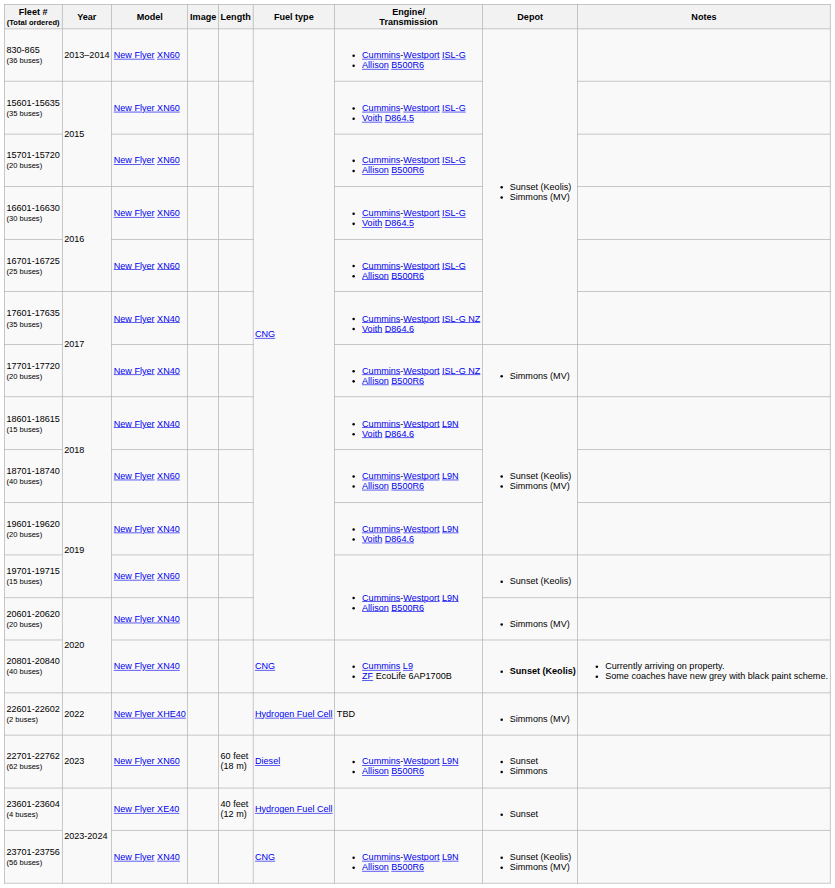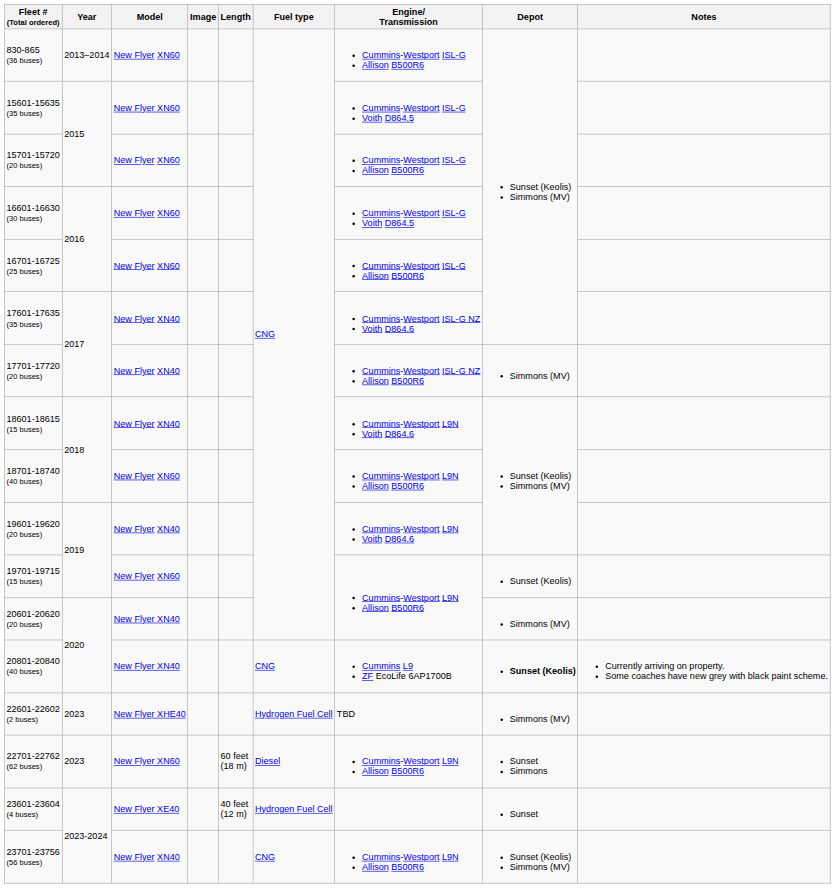(74, 714) 2022 -> (74, 714) 2023
